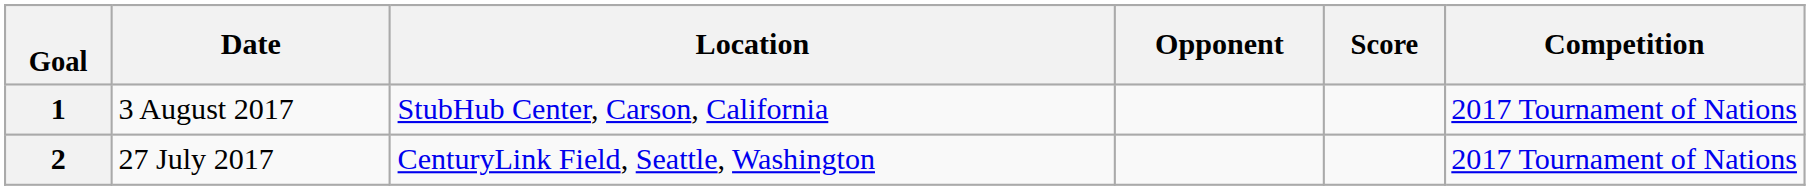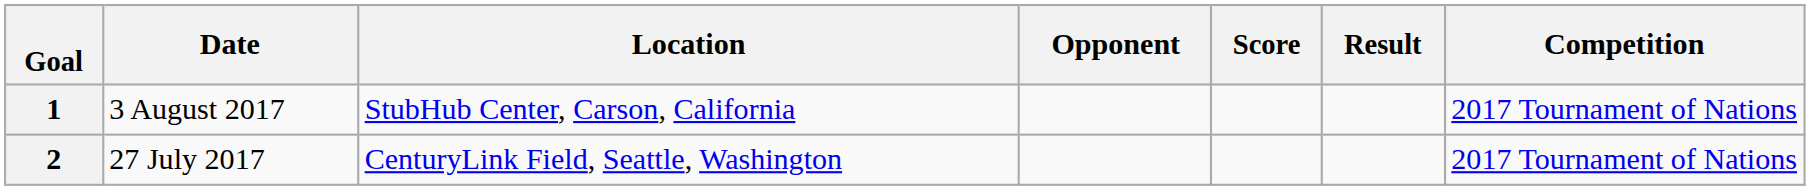+ column: (1383, 45)
